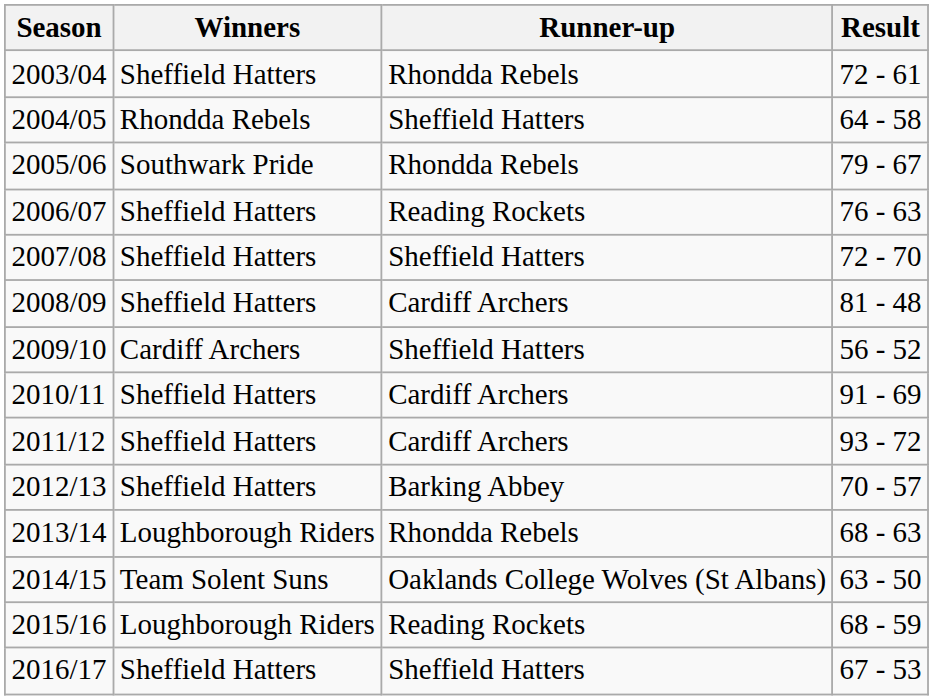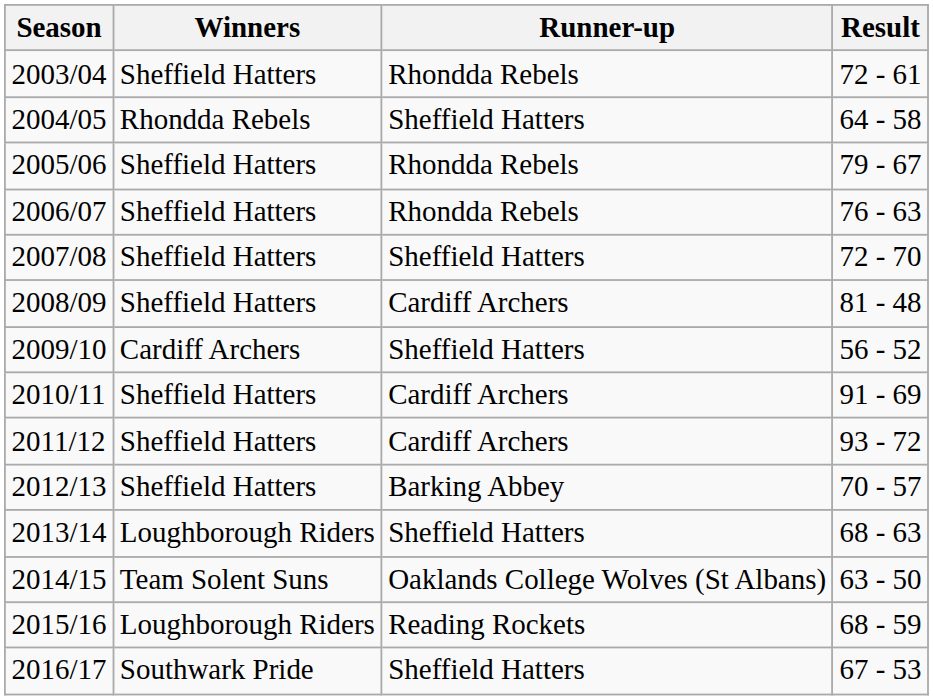(217, 165) Southwark Pride -> (218, 165) Sheffield Hatters
(487, 211) Reading Rockets -> (484, 211) Rhondda Rebels
(484, 532) Rhondda Rebels -> (486, 532) Sheffield Hatters
(218, 670) Sheffield Hatters -> (217, 670) Southwark Pride
